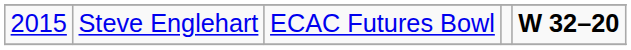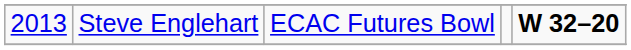(39, 24) 2015 -> (39, 24) 2013
